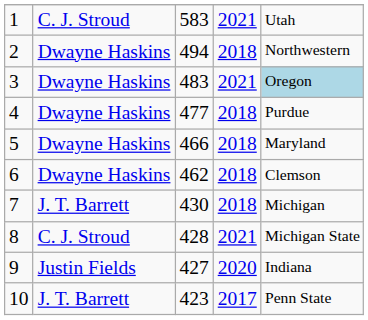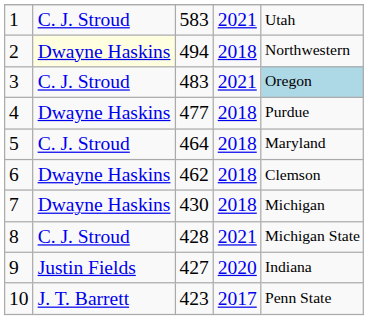(104, 50) no background -> (104, 50) lightyellow background
(104, 81) Dwayne Haskins -> (84, 81) C. J. Stroud
(104, 143) Dwayne Haskins -> (84, 143) C. J. Stroud
(194, 143) 466 -> (194, 143) 464
(83, 205) J. T. Barrett -> (104, 205) Dwayne Haskins
